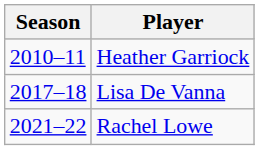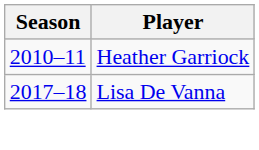- row: (155, 126)
